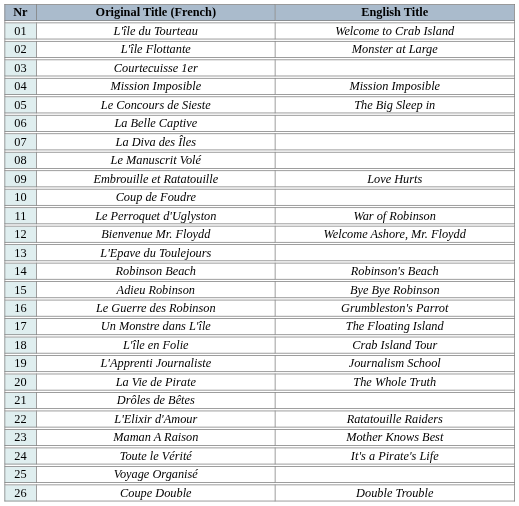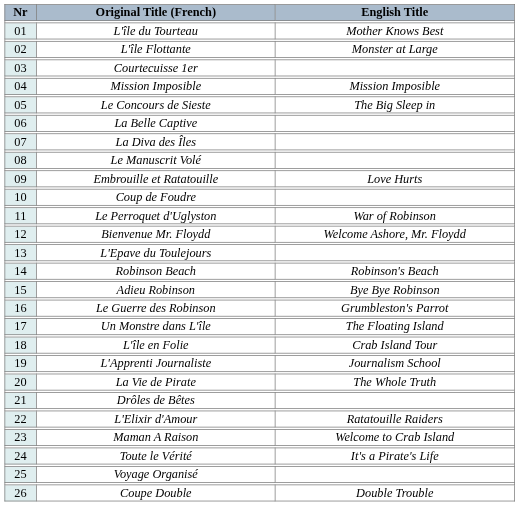(395, 31) Welcome to Crab Island -> (395, 31) Mother Knows Best
(395, 437) Mother Knows Best -> (395, 437) Welcome to Crab Island
